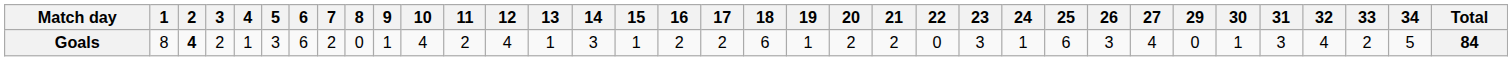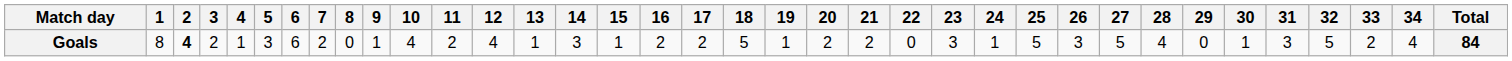+ column: (1162, 17)
(765, 42) 6 -> (744, 42) 5
(1066, 42) 6 -> (1037, 42) 5
(1152, 42) 4 -> (1120, 42) 5
(1324, 42) 4 -> (1329, 42) 5
(1410, 42) 5 -> (1413, 42) 4
